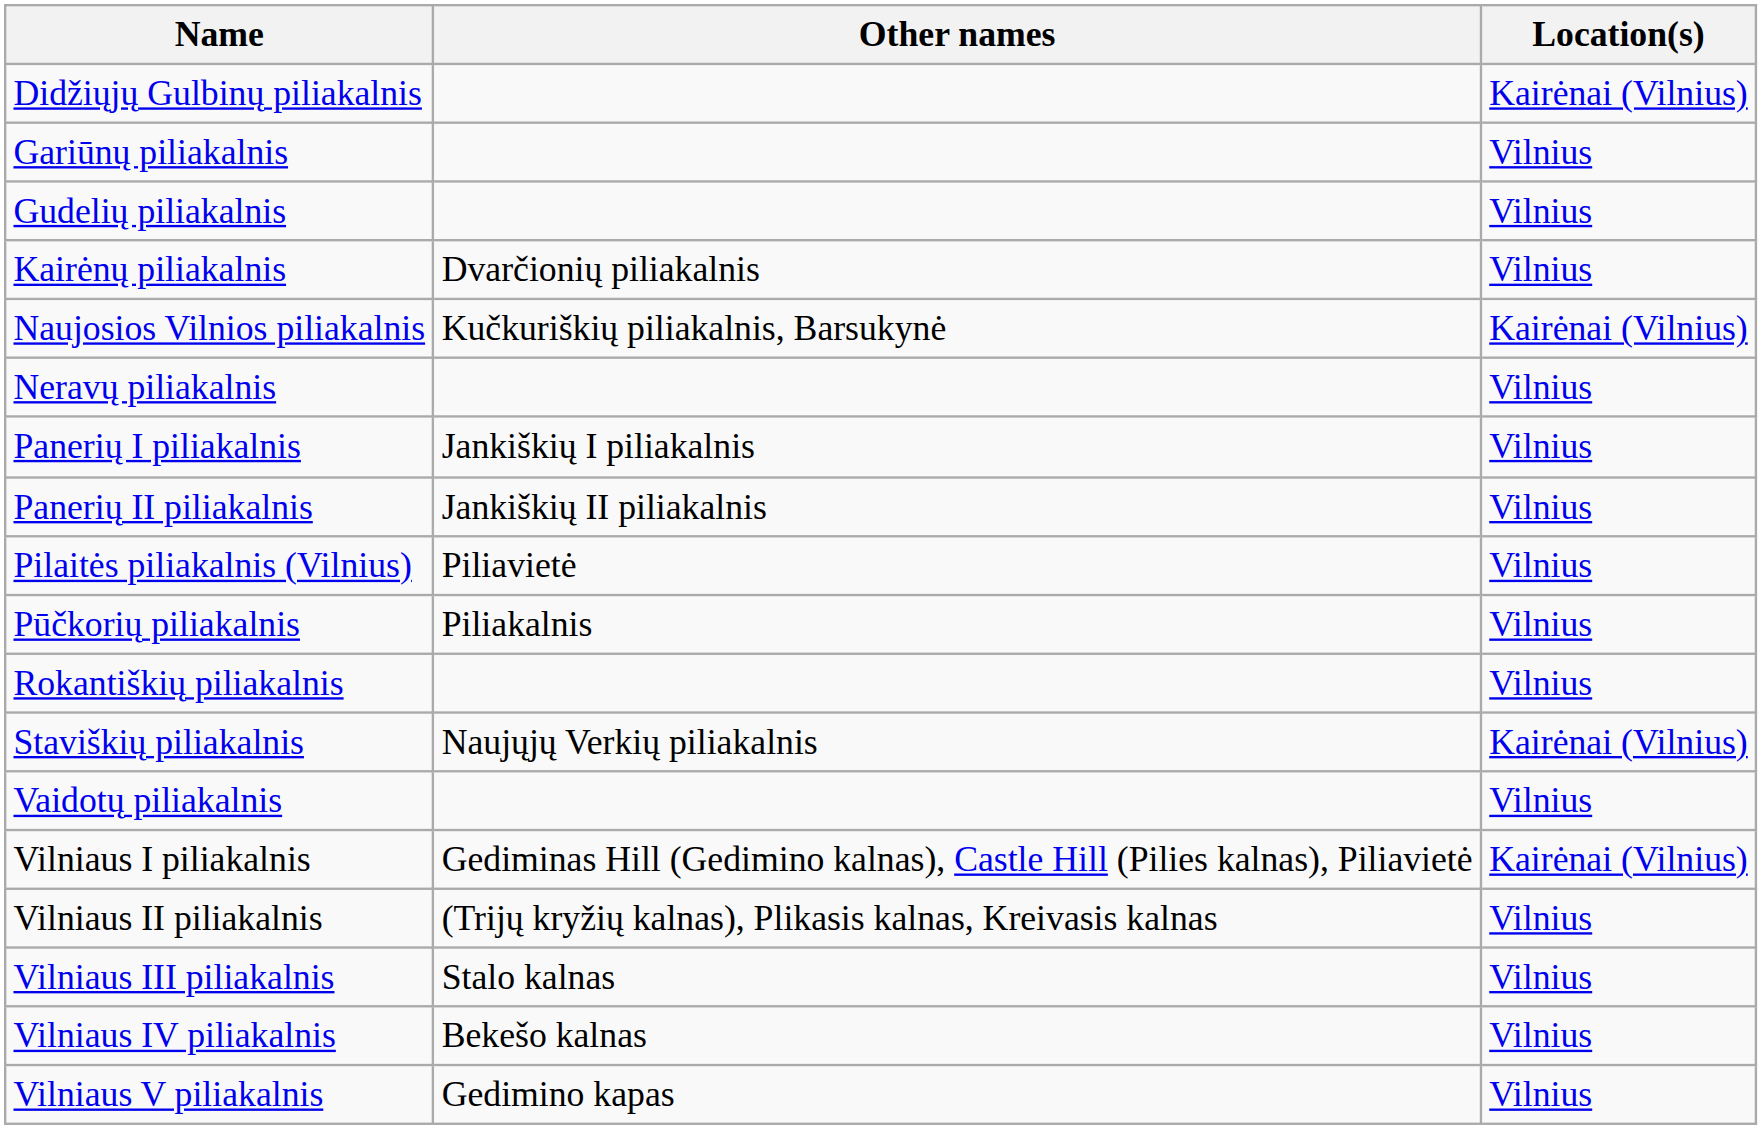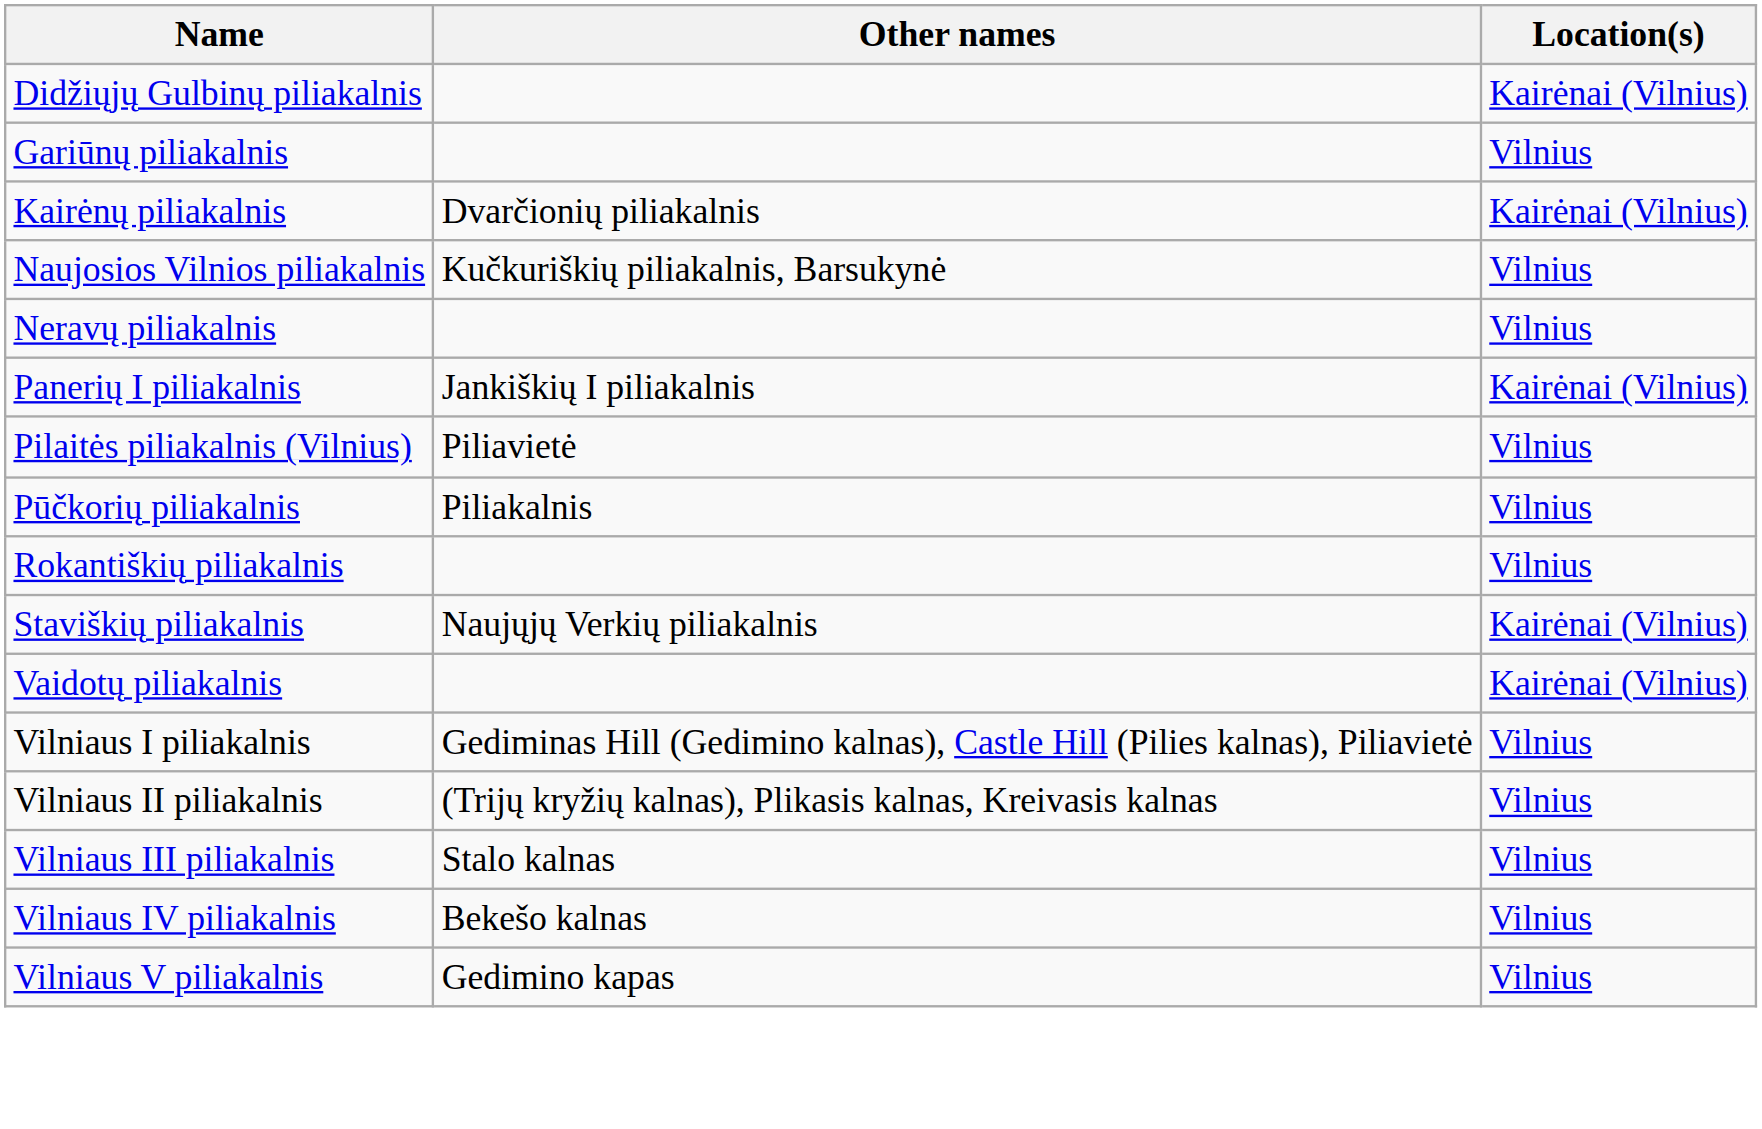- row: (150, 210)
(1541, 269) Vilnius -> (1619, 210) Kairėnai (Vilnius)
(1619, 328) Kairėnai (Vilnius) -> (1541, 269) Vilnius
(1541, 446) Vilnius -> (1619, 387) Kairėnai (Vilnius)
- row: (163, 505)
(1541, 799) Vilnius -> (1619, 682) Kairėnai (Vilnius)
(1619, 858) Kairėnai (Vilnius) -> (1541, 740) Vilnius
